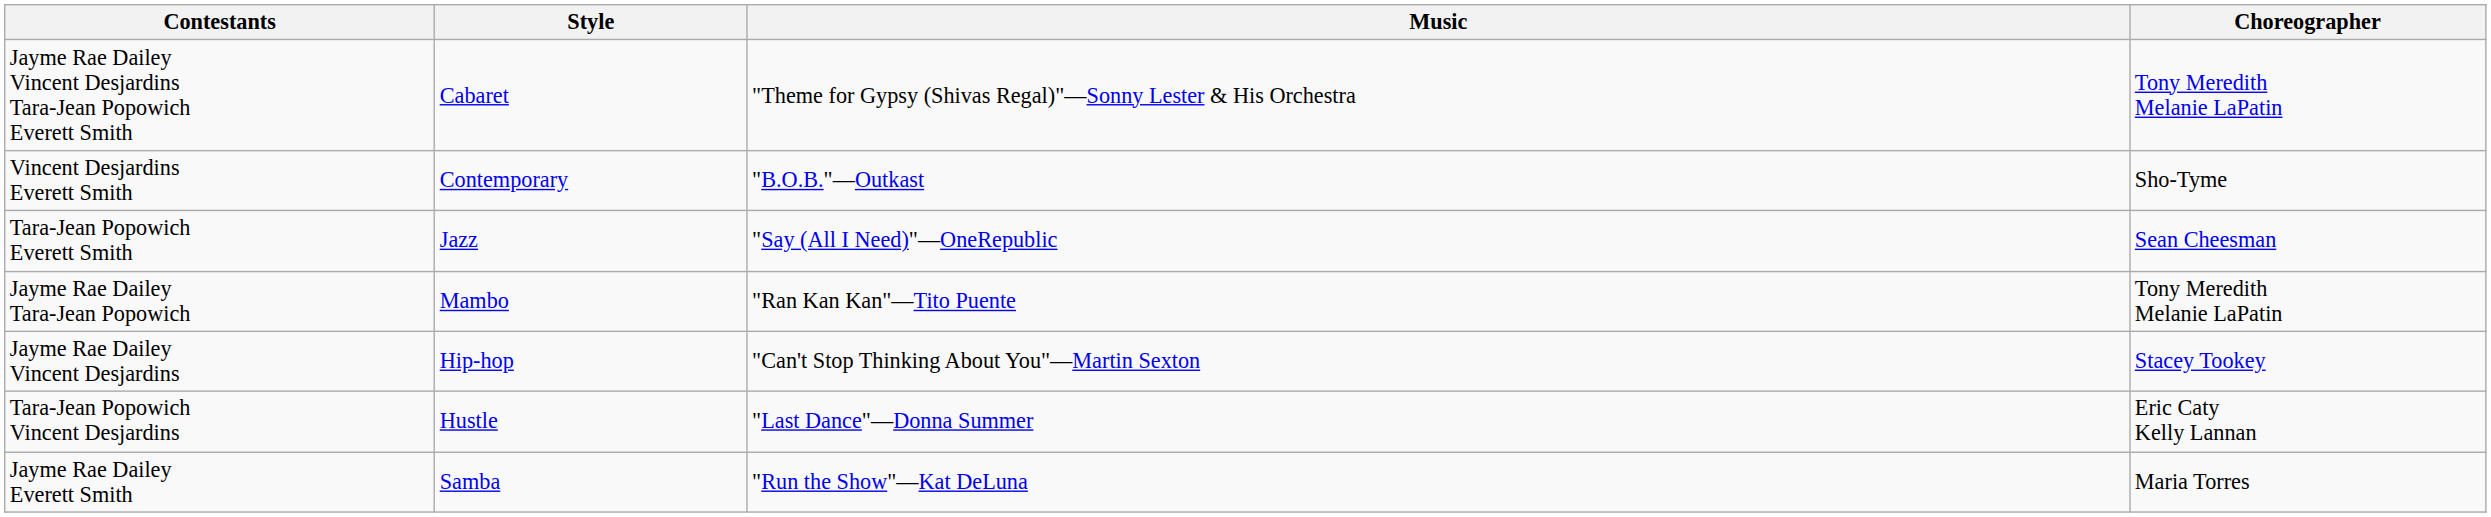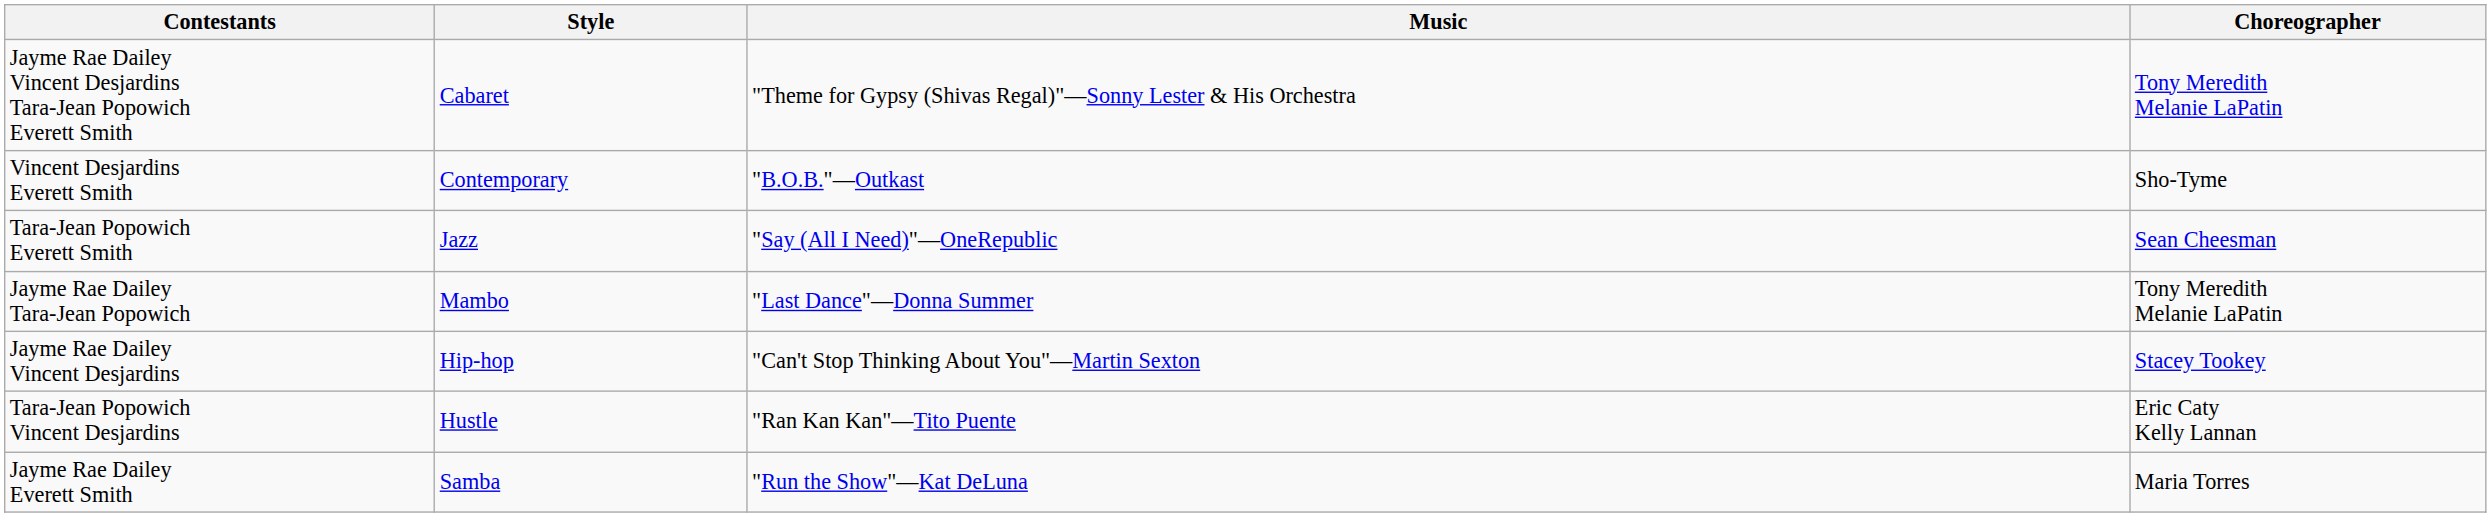(884, 300) "Ran Kan Kan"—Tito Puente -> (893, 300) "Last Dance"—Donna Summer
(893, 421) "Last Dance"—Donna Summer -> (884, 421) "Ran Kan Kan"—Tito Puente
